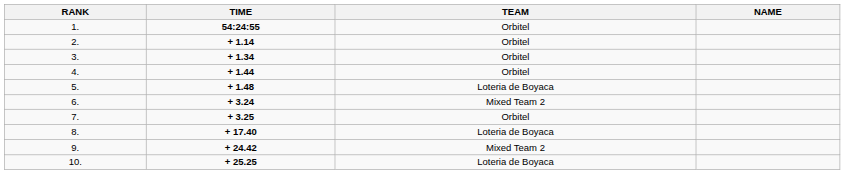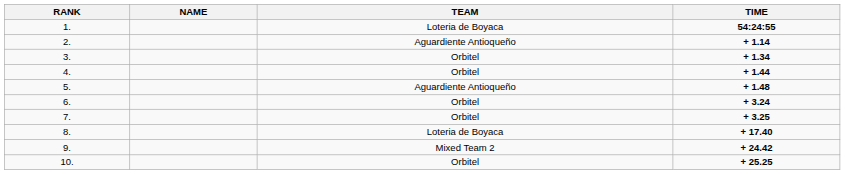columns swapped: (768, 12) <-> (241, 12)
(515, 27) Orbitel -> (465, 27) Loteria de Boyaca
(515, 42) Orbitel -> (465, 42) Aguardiente Antioqueño
(515, 87) Loteria de Boyaca -> (465, 87) Aguardiente Antioqueño
(515, 102) Mixed Team 2 -> (465, 102) Orbitel
(515, 162) Loteria de Boyaca -> (465, 162) Orbitel
